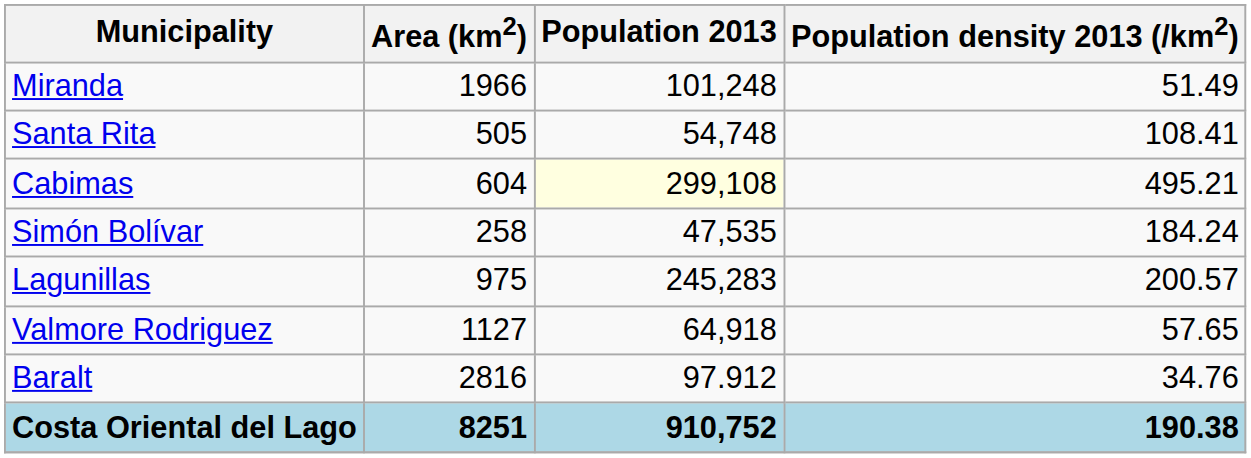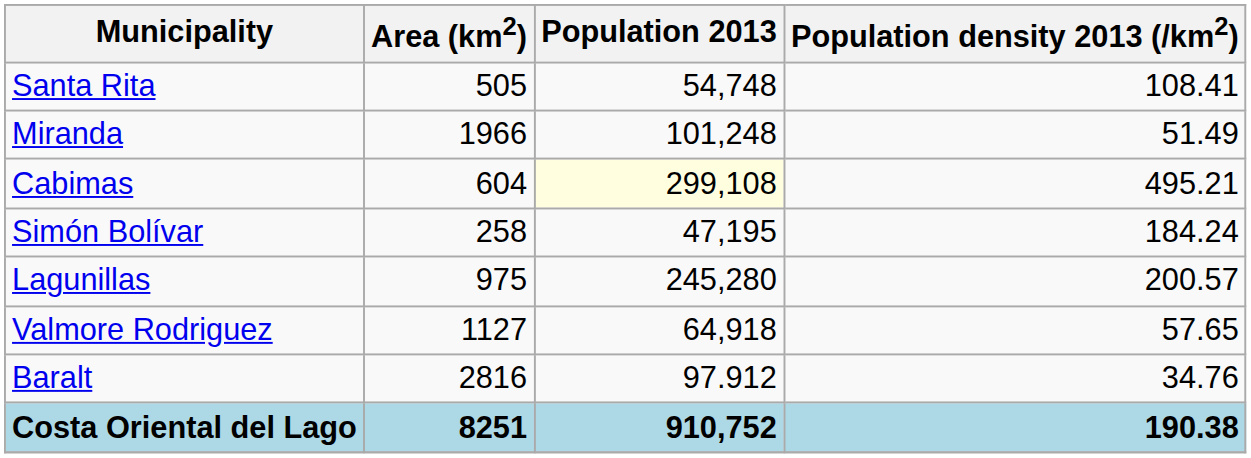rows swapped: (68, 85) <-> (84, 134)
(730, 232) 47,535 -> (730, 232) 47,195
(721, 280) 245,283 -> (721, 280) 245,280
